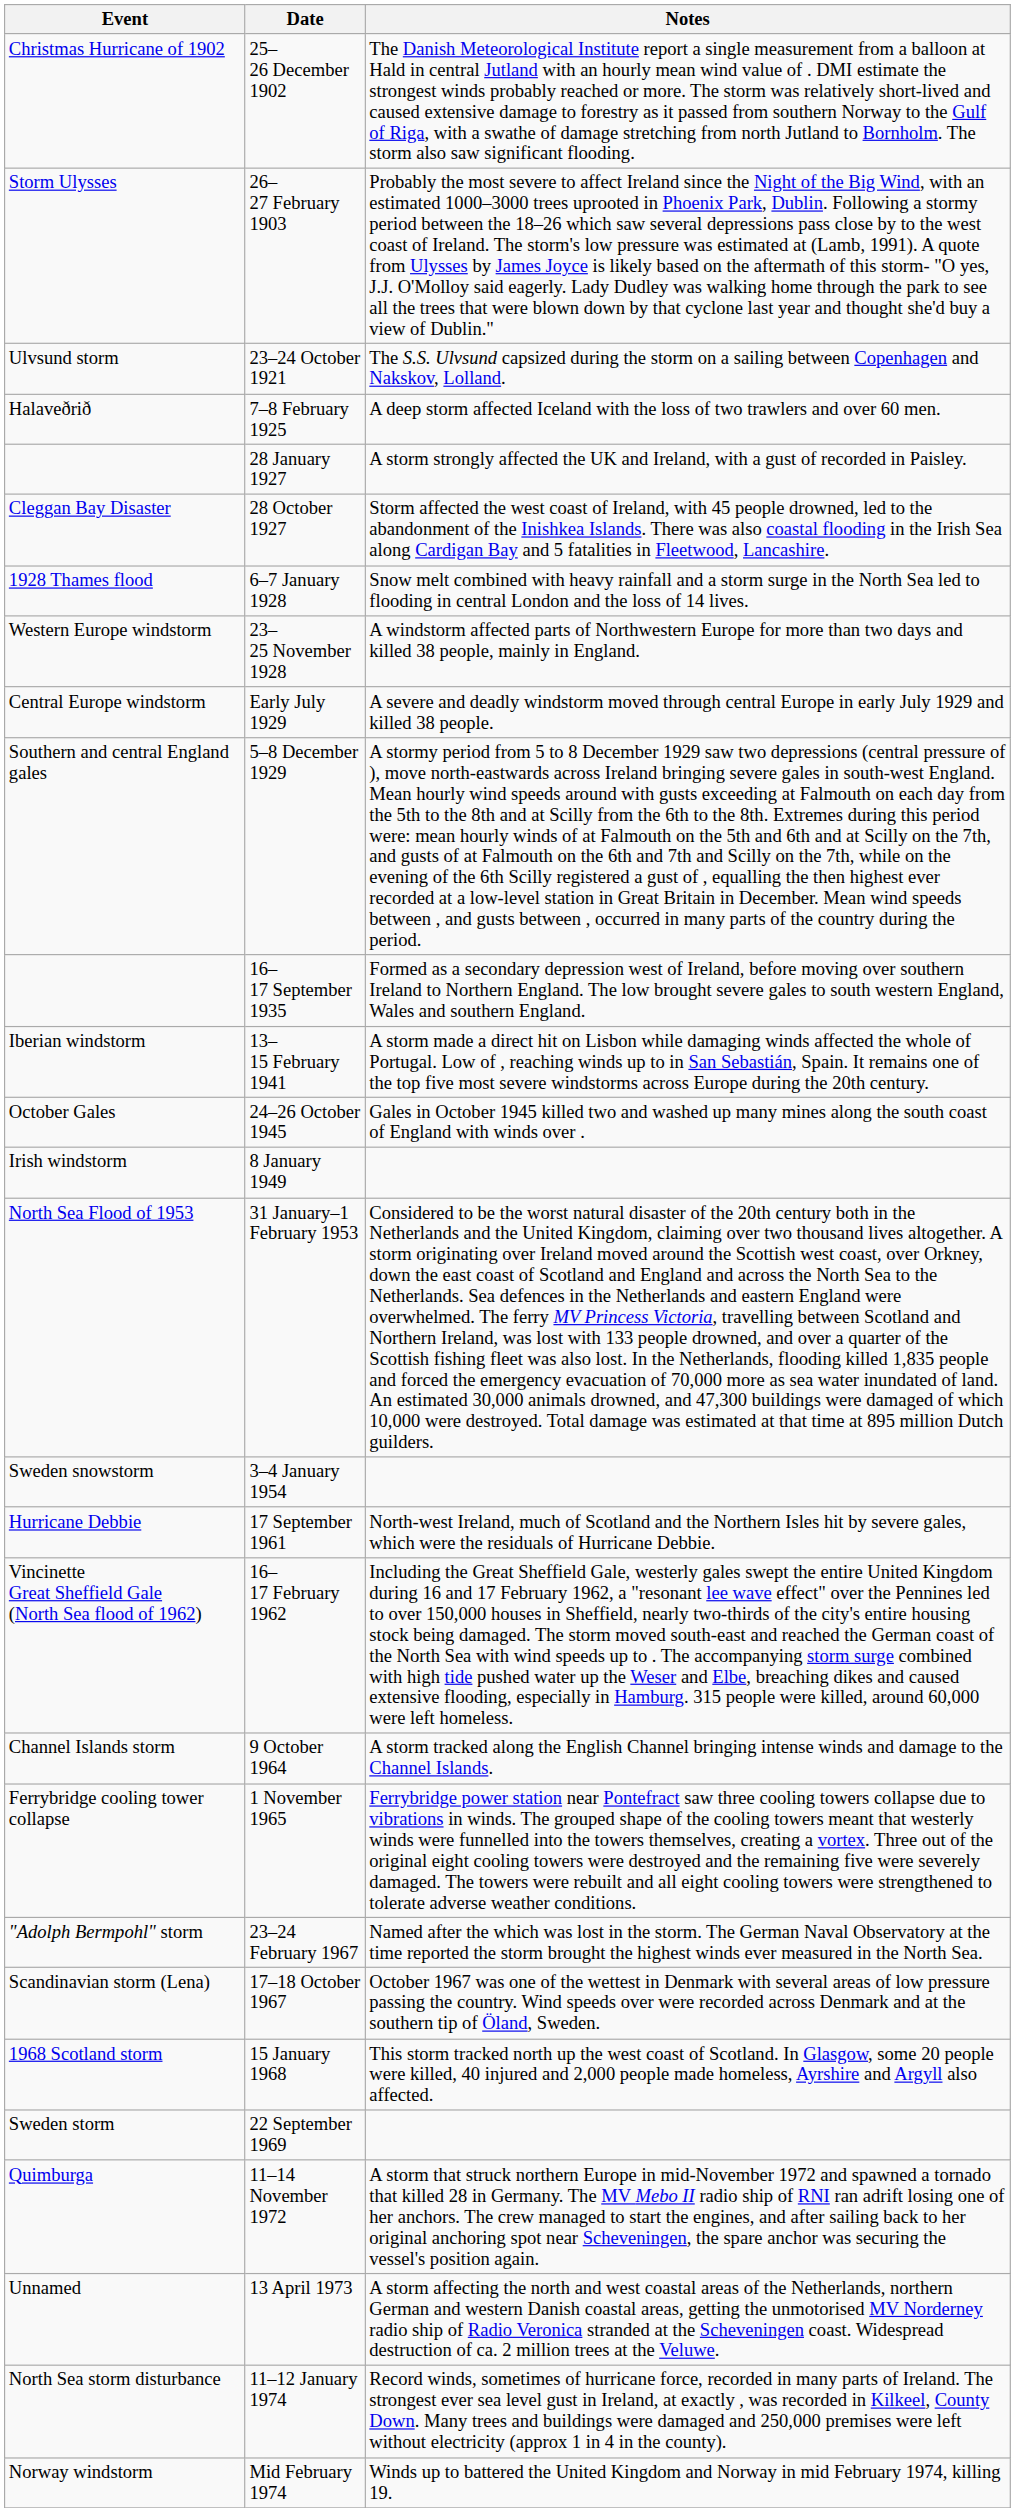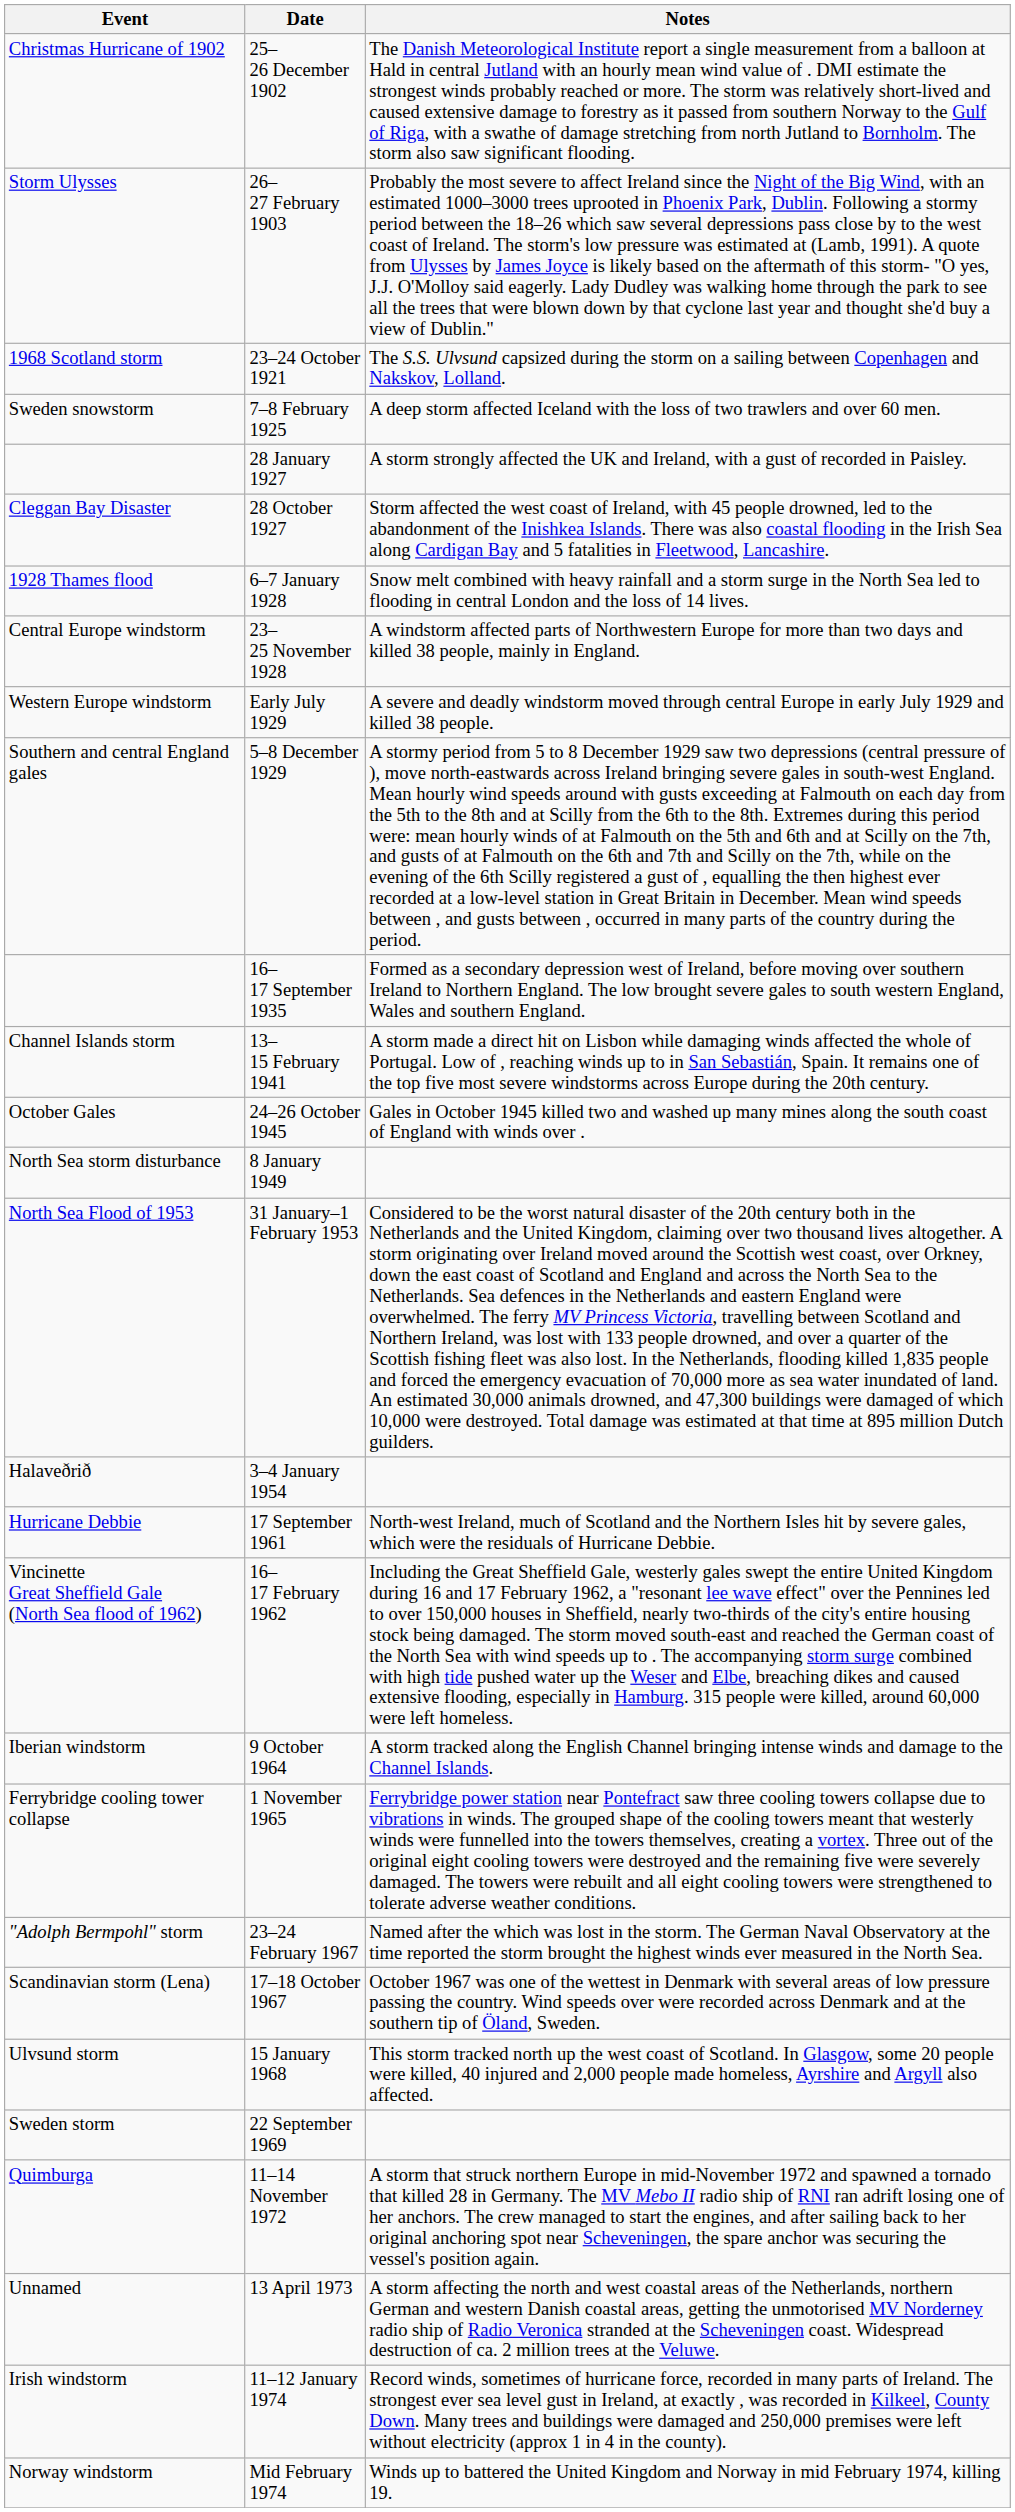(64, 358) Ulvsund storm -> (86, 358) 1968 Scotland storm
(50, 408) Halaveðrið -> (81, 408) Sweden snowstorm
(110, 630) Western Europe windstorm -> (107, 630) Central Europe windstorm
(107, 701) Central Europe windstorm -> (110, 701) Western Europe windstorm
(77, 1040) Iberian windstorm -> (92, 1040) Channel Islands storm
(68, 1162) Irish windstorm -> (115, 1162) North Sea storm disturbance
(81, 1471) Sweden snowstorm -> (50, 1471) Halaveðrið
(92, 1747) Channel Islands storm -> (77, 1747) Iberian windstorm
(86, 2053) 1968 Scotland storm -> (64, 2053) Ulvsund storm
(115, 2379) North Sea storm disturbance -> (68, 2379) Irish windstorm
